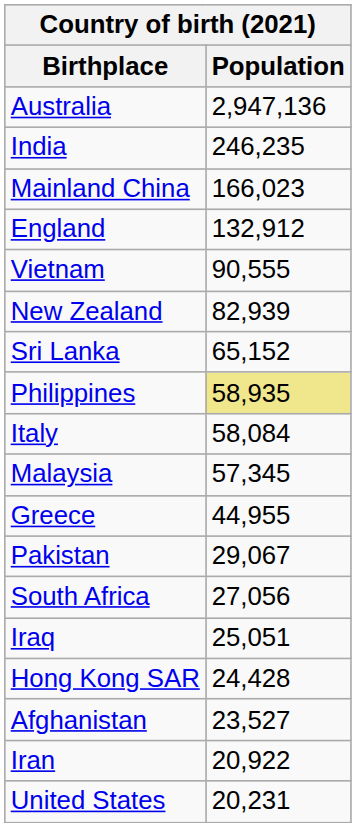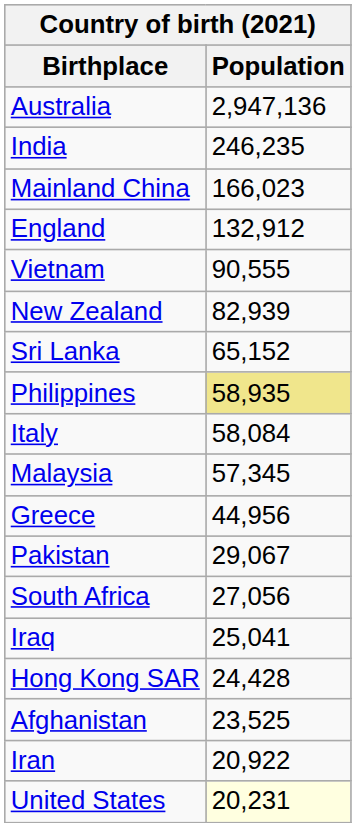(251, 515) 44,955 -> (251, 515) 44,956
(251, 637) 25,051 -> (251, 637) 25,041
(251, 719) 23,527 -> (251, 719) 23,525
(251, 801) no background -> (251, 801) lightyellow background
